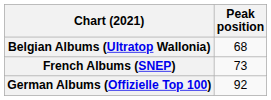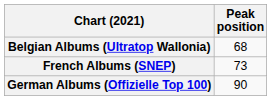(240, 85) 92 -> (240, 85) 90
